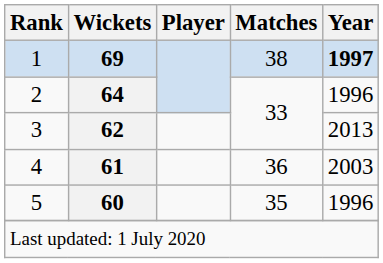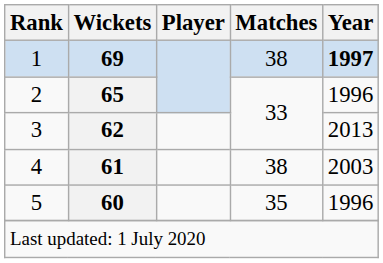(112, 94) 64 -> (112, 94) 65
(276, 166) 36 -> (276, 166) 38
